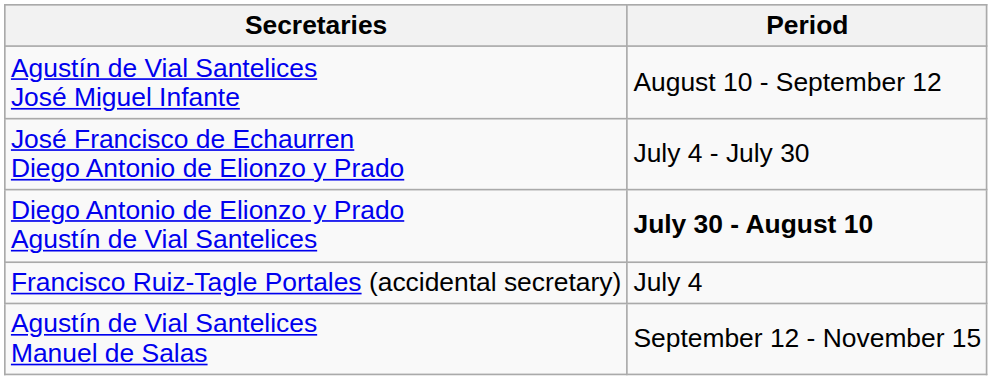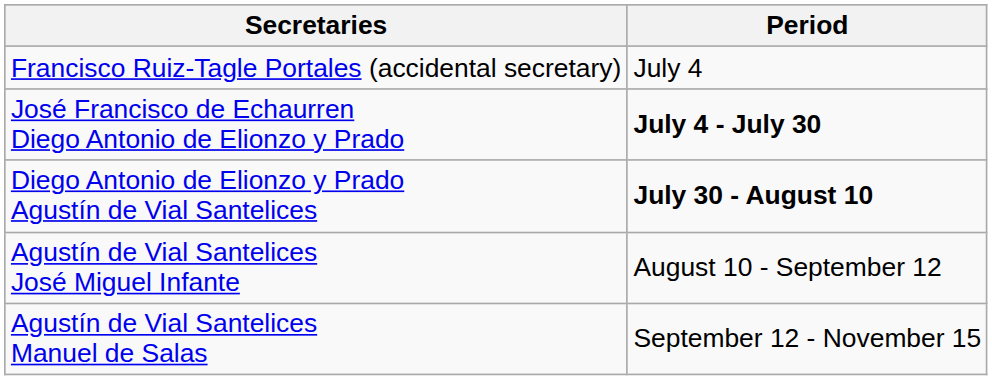rows swapped: (316, 282) <-> (164, 82)
(721, 153) normal -> (727, 124) bold
